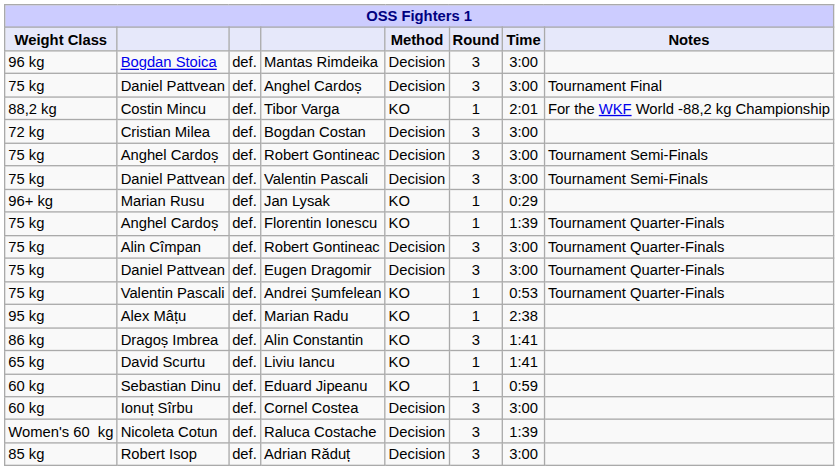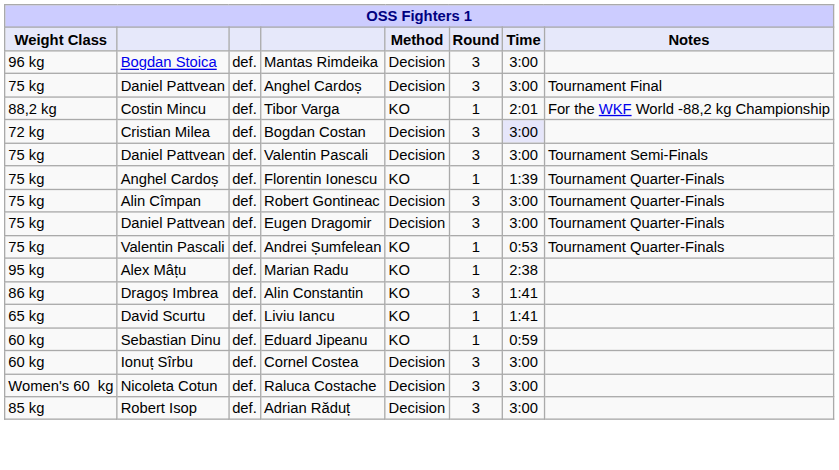(524, 132) no background -> (524, 132) lavender background
- row: (169, 155)
- row: (162, 201)
(524, 431) 1:39 -> (524, 385) 3:00
